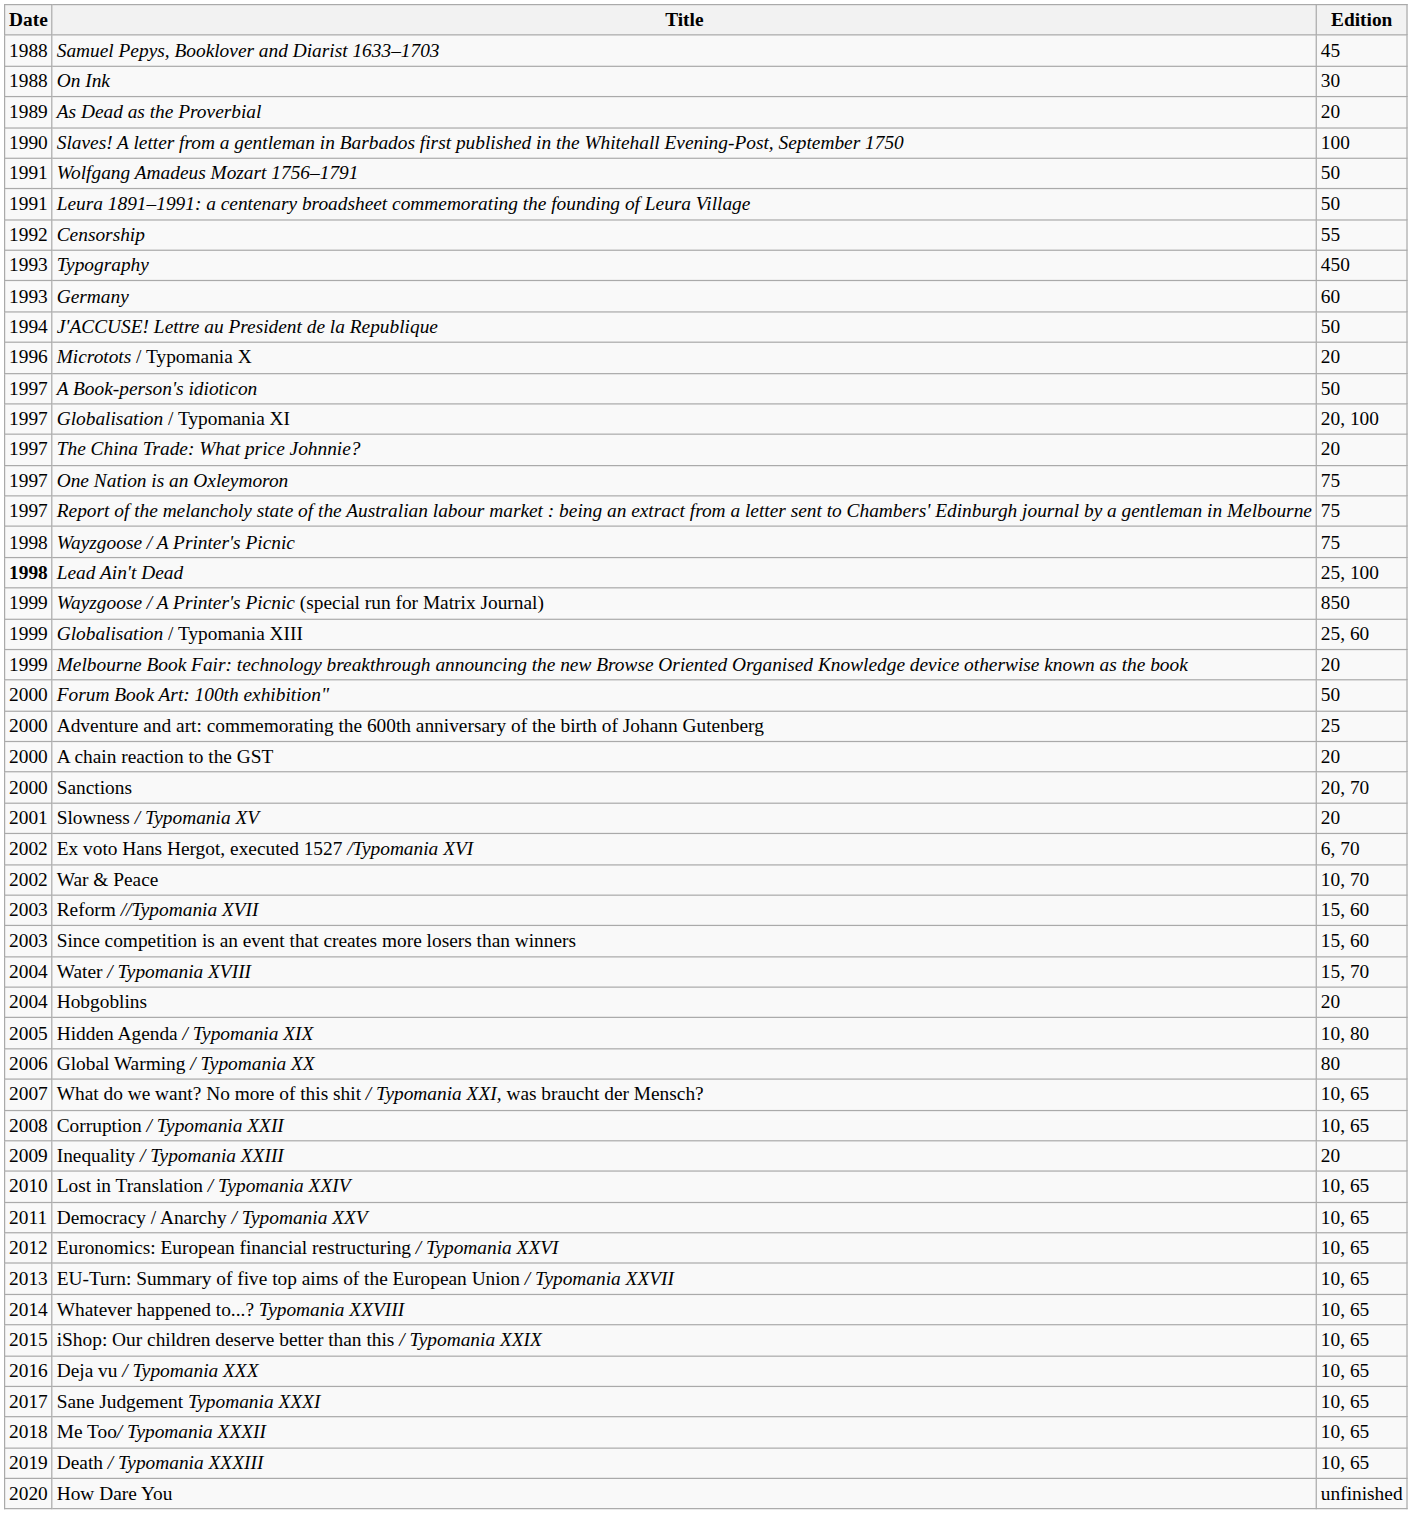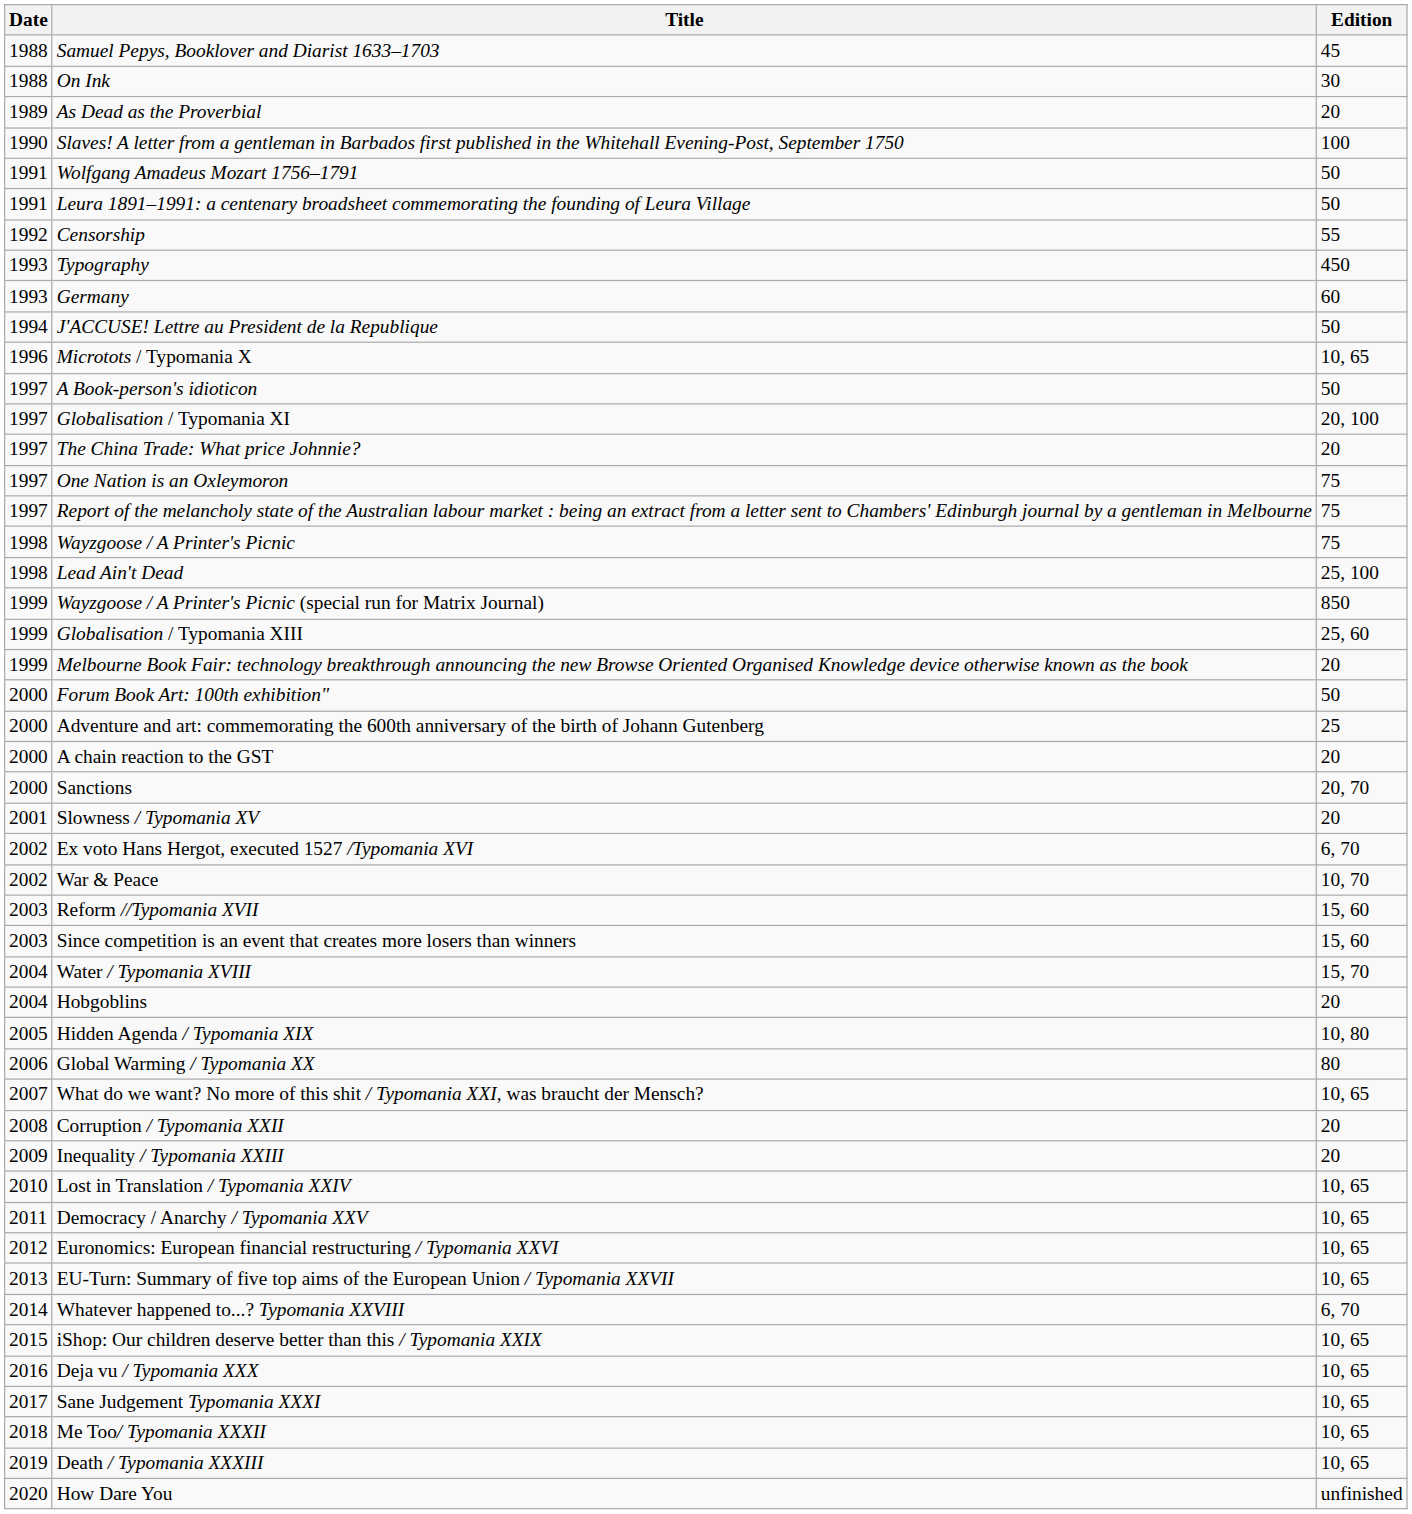(1331, 357) 20 -> (1345, 357) 10, 65
(28, 572) bold -> (28, 572) normal
(1345, 1125) 10, 65 -> (1331, 1125) 20
(1345, 1309) 10, 65 -> (1340, 1309) 6, 70
